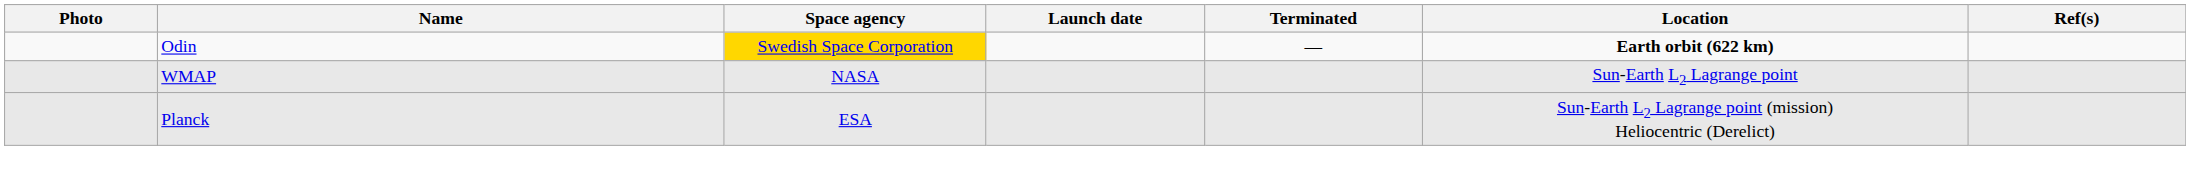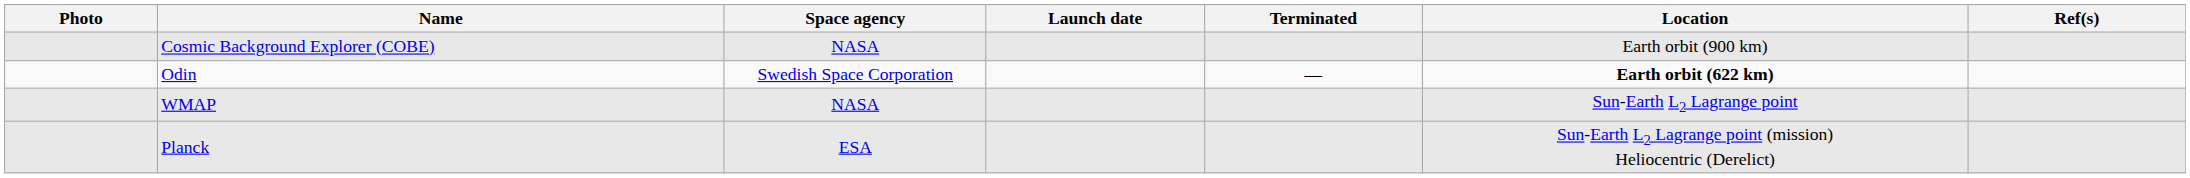+ row: (298, 46)
(855, 46) gold background -> (855, 74) no background
